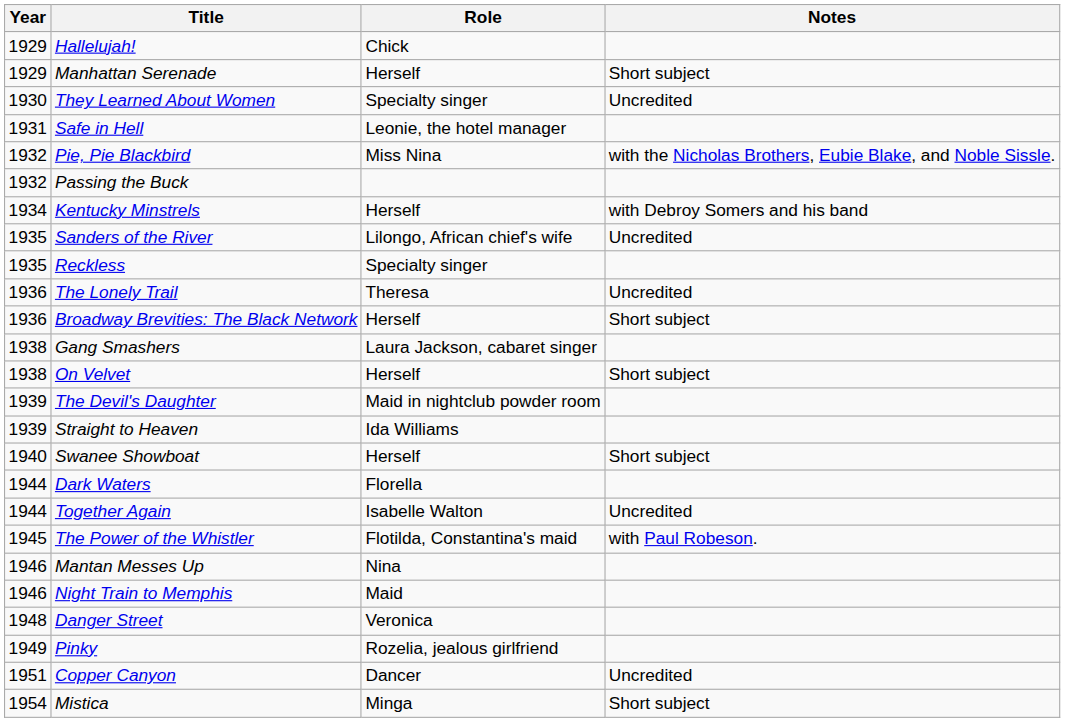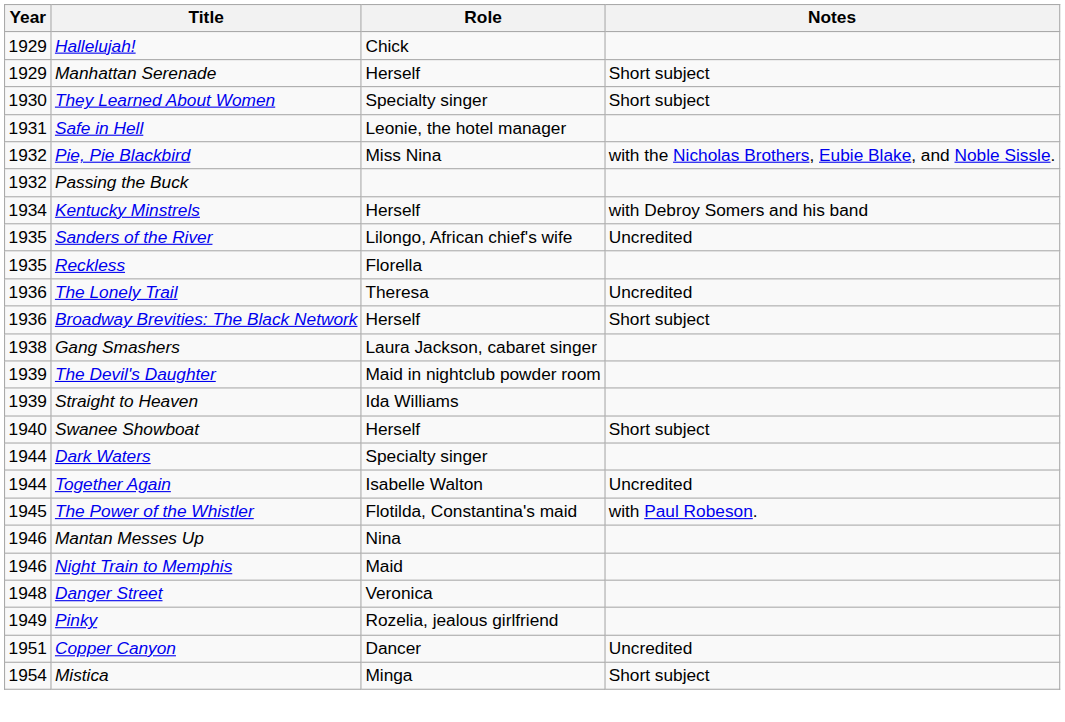(650, 100) Uncredited -> (659, 100) Short subject
(426, 264) Specialty singer -> (394, 264) Florella
- row: (93, 374)
(394, 484) Florella -> (426, 456) Specialty singer
